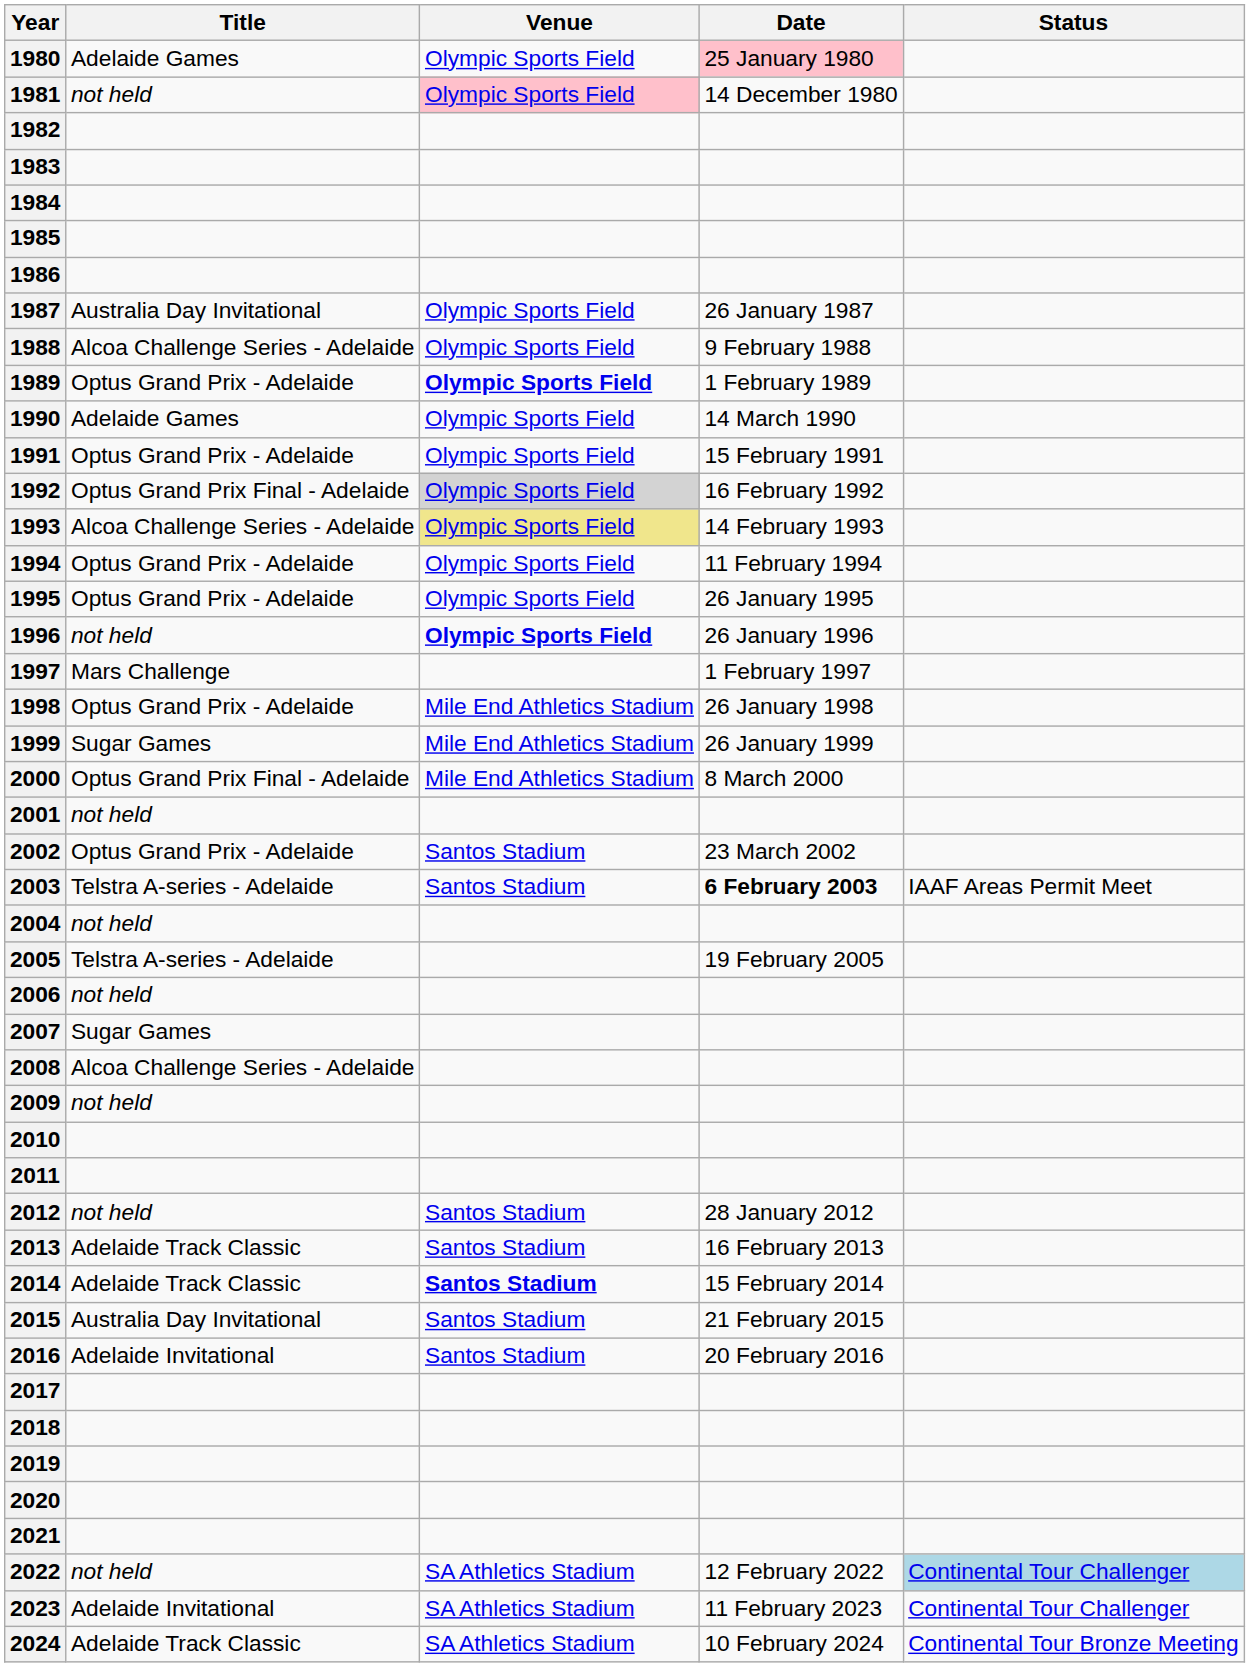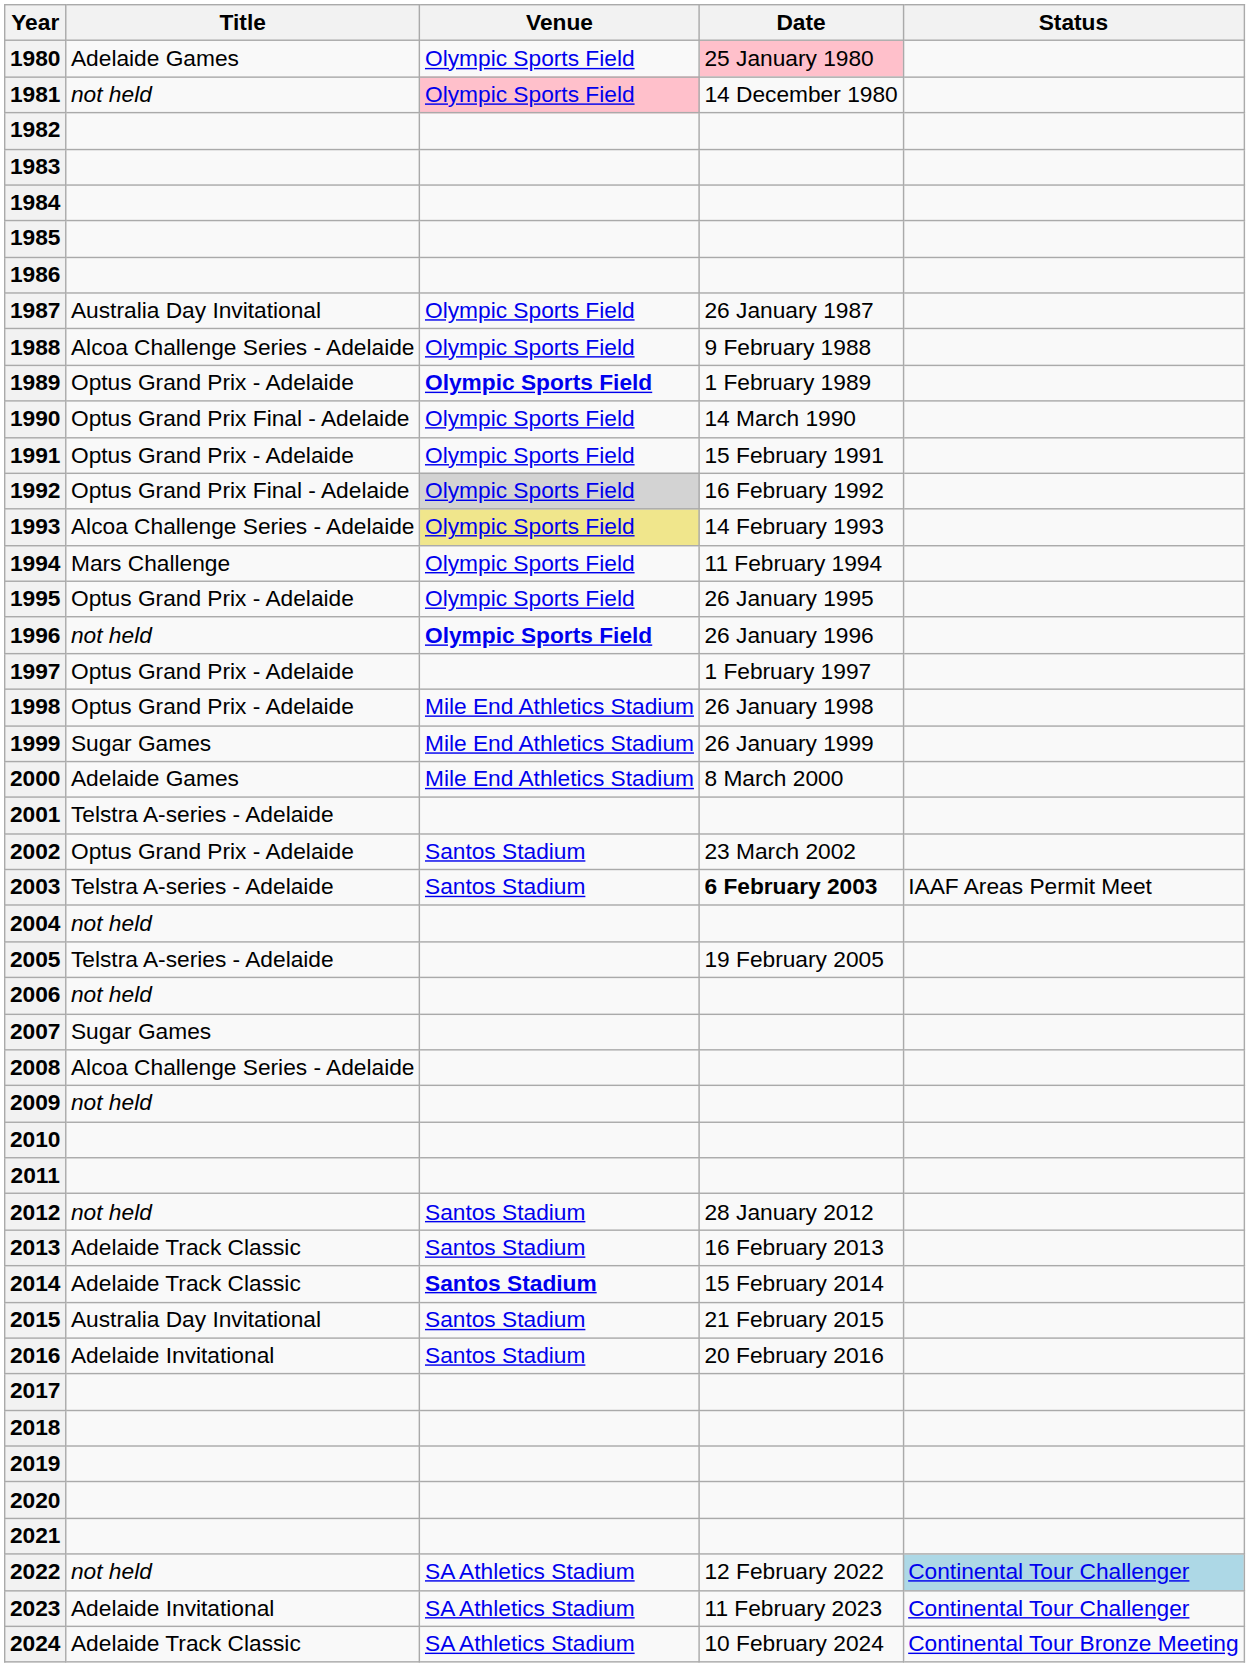(155, 418) Adelaide Games -> (240, 418) Optus Grand Prix Final - Adelaide
(212, 563) Optus Grand Prix - Adelaide -> (151, 563) Mars Challenge
(151, 671) Mars Challenge -> (212, 671) Optus Grand Prix - Adelaide
(240, 779) Optus Grand Prix Final - Adelaide -> (155, 779) Adelaide Games
(111, 815) not held -> (202, 815) Telstra A-series - Adelaide
